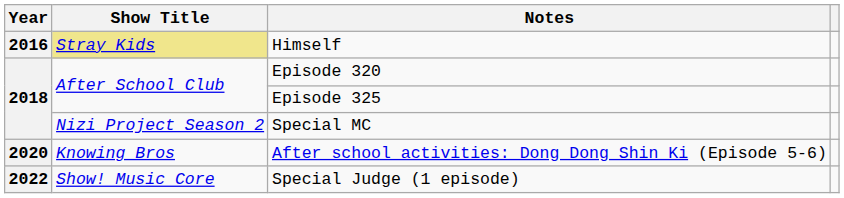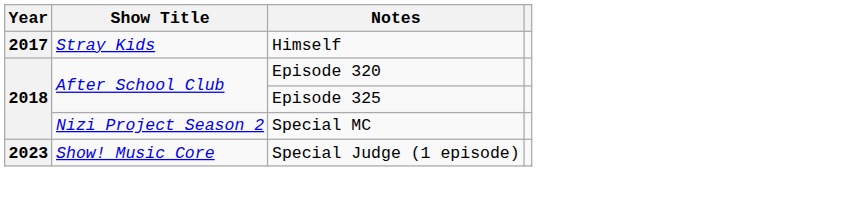(28, 45) 2016 -> (28, 45) 2017
(106, 45) khaki background -> (106, 45) no background
- row: (549, 153)
(28, 180) 2022 -> (28, 153) 2023
